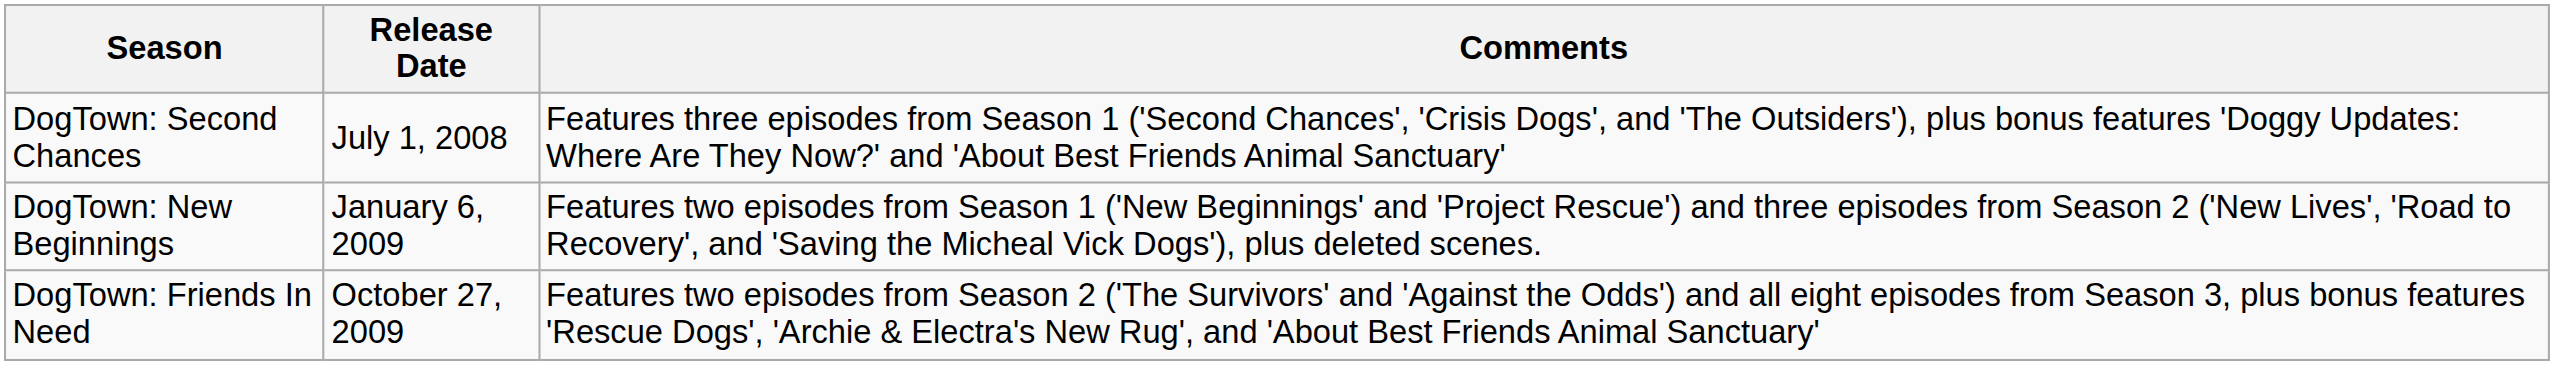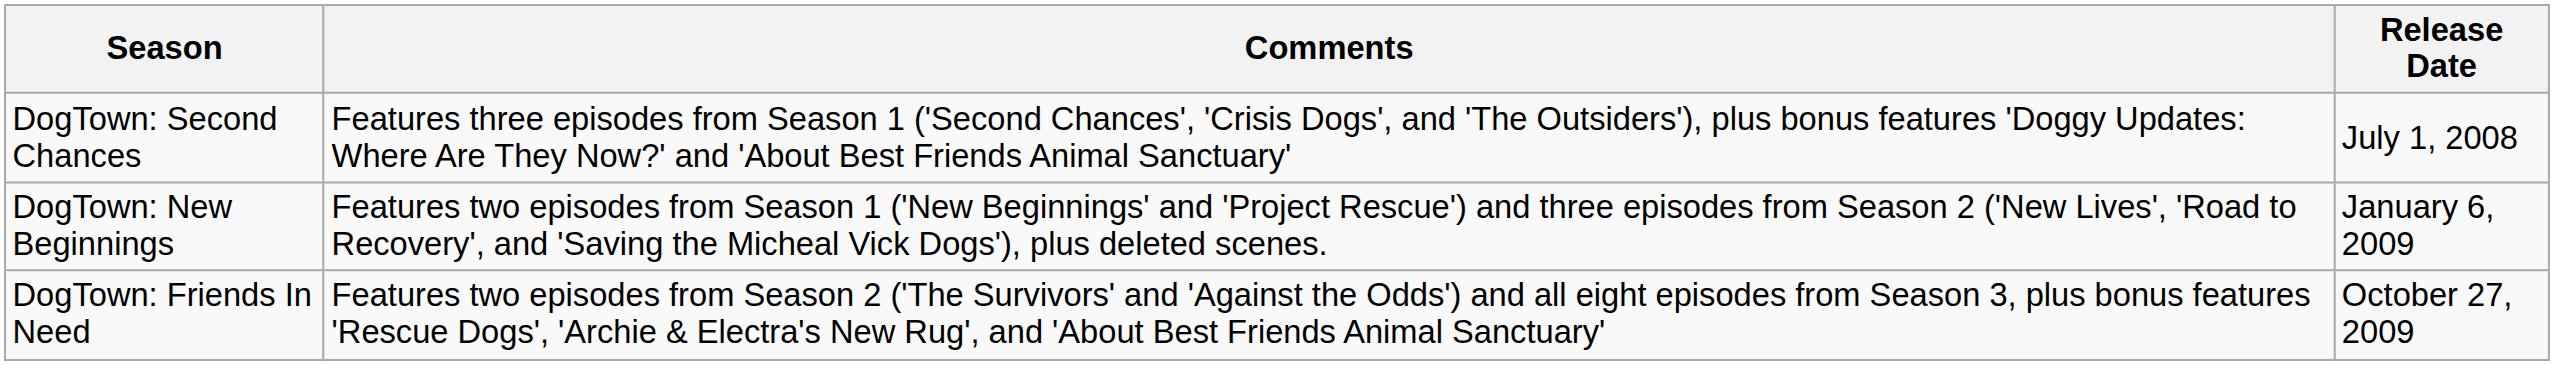columns swapped: (431, 48) <-> (1544, 48)
